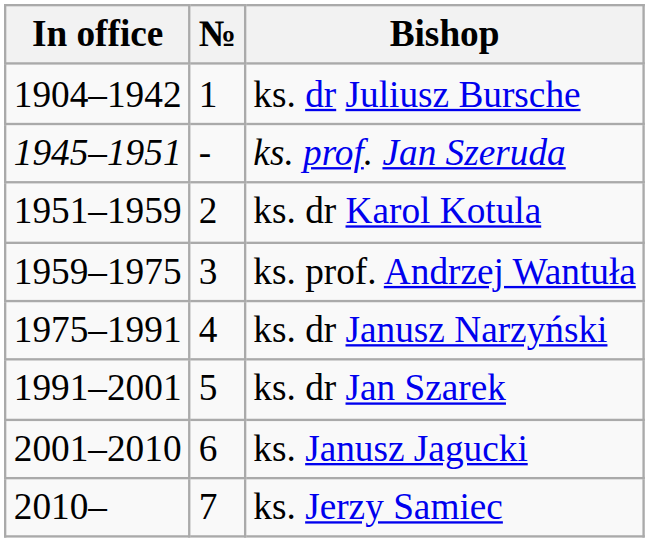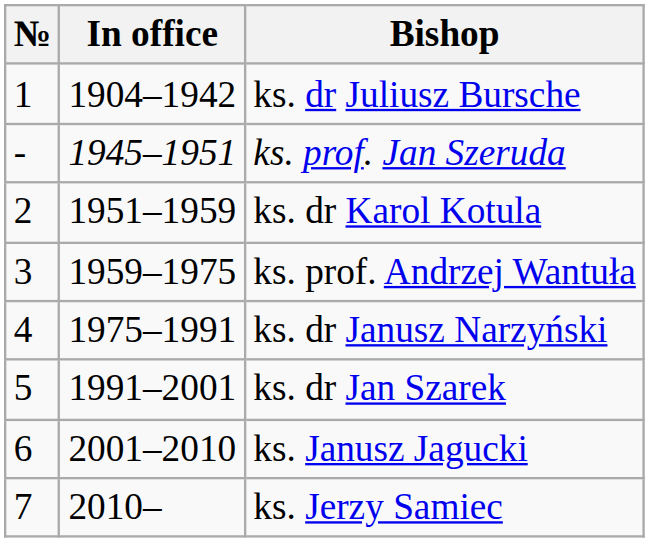columns swapped: (217, 34) <-> (98, 34)
